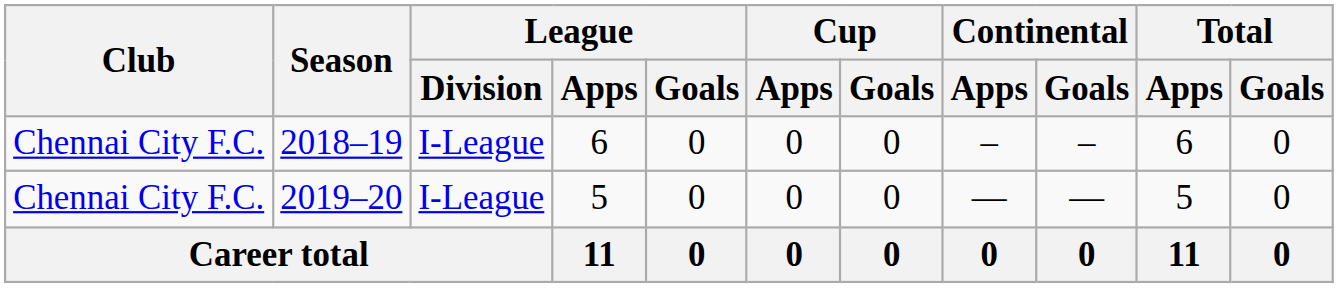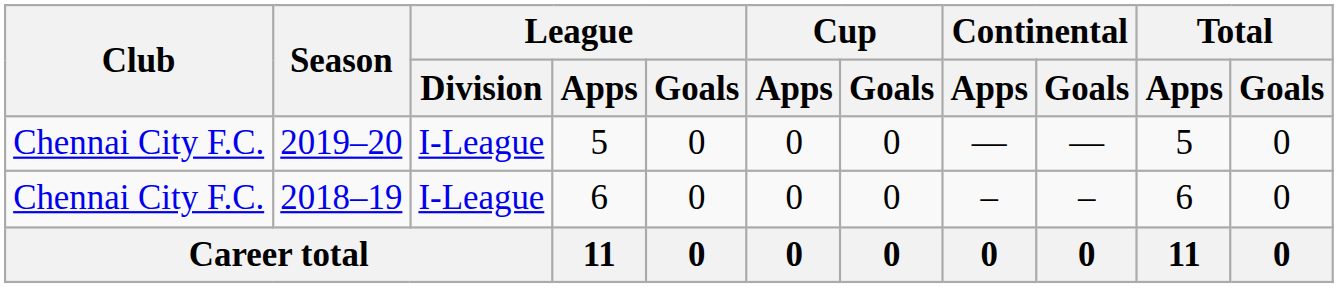rows swapped: (341, 142) <-> (341, 198)
